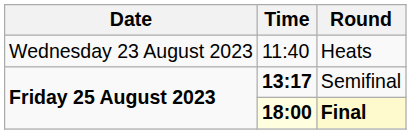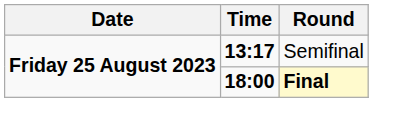- row: (346, 50)
(287, 112) lightyellow background -> (250, 81) no background
